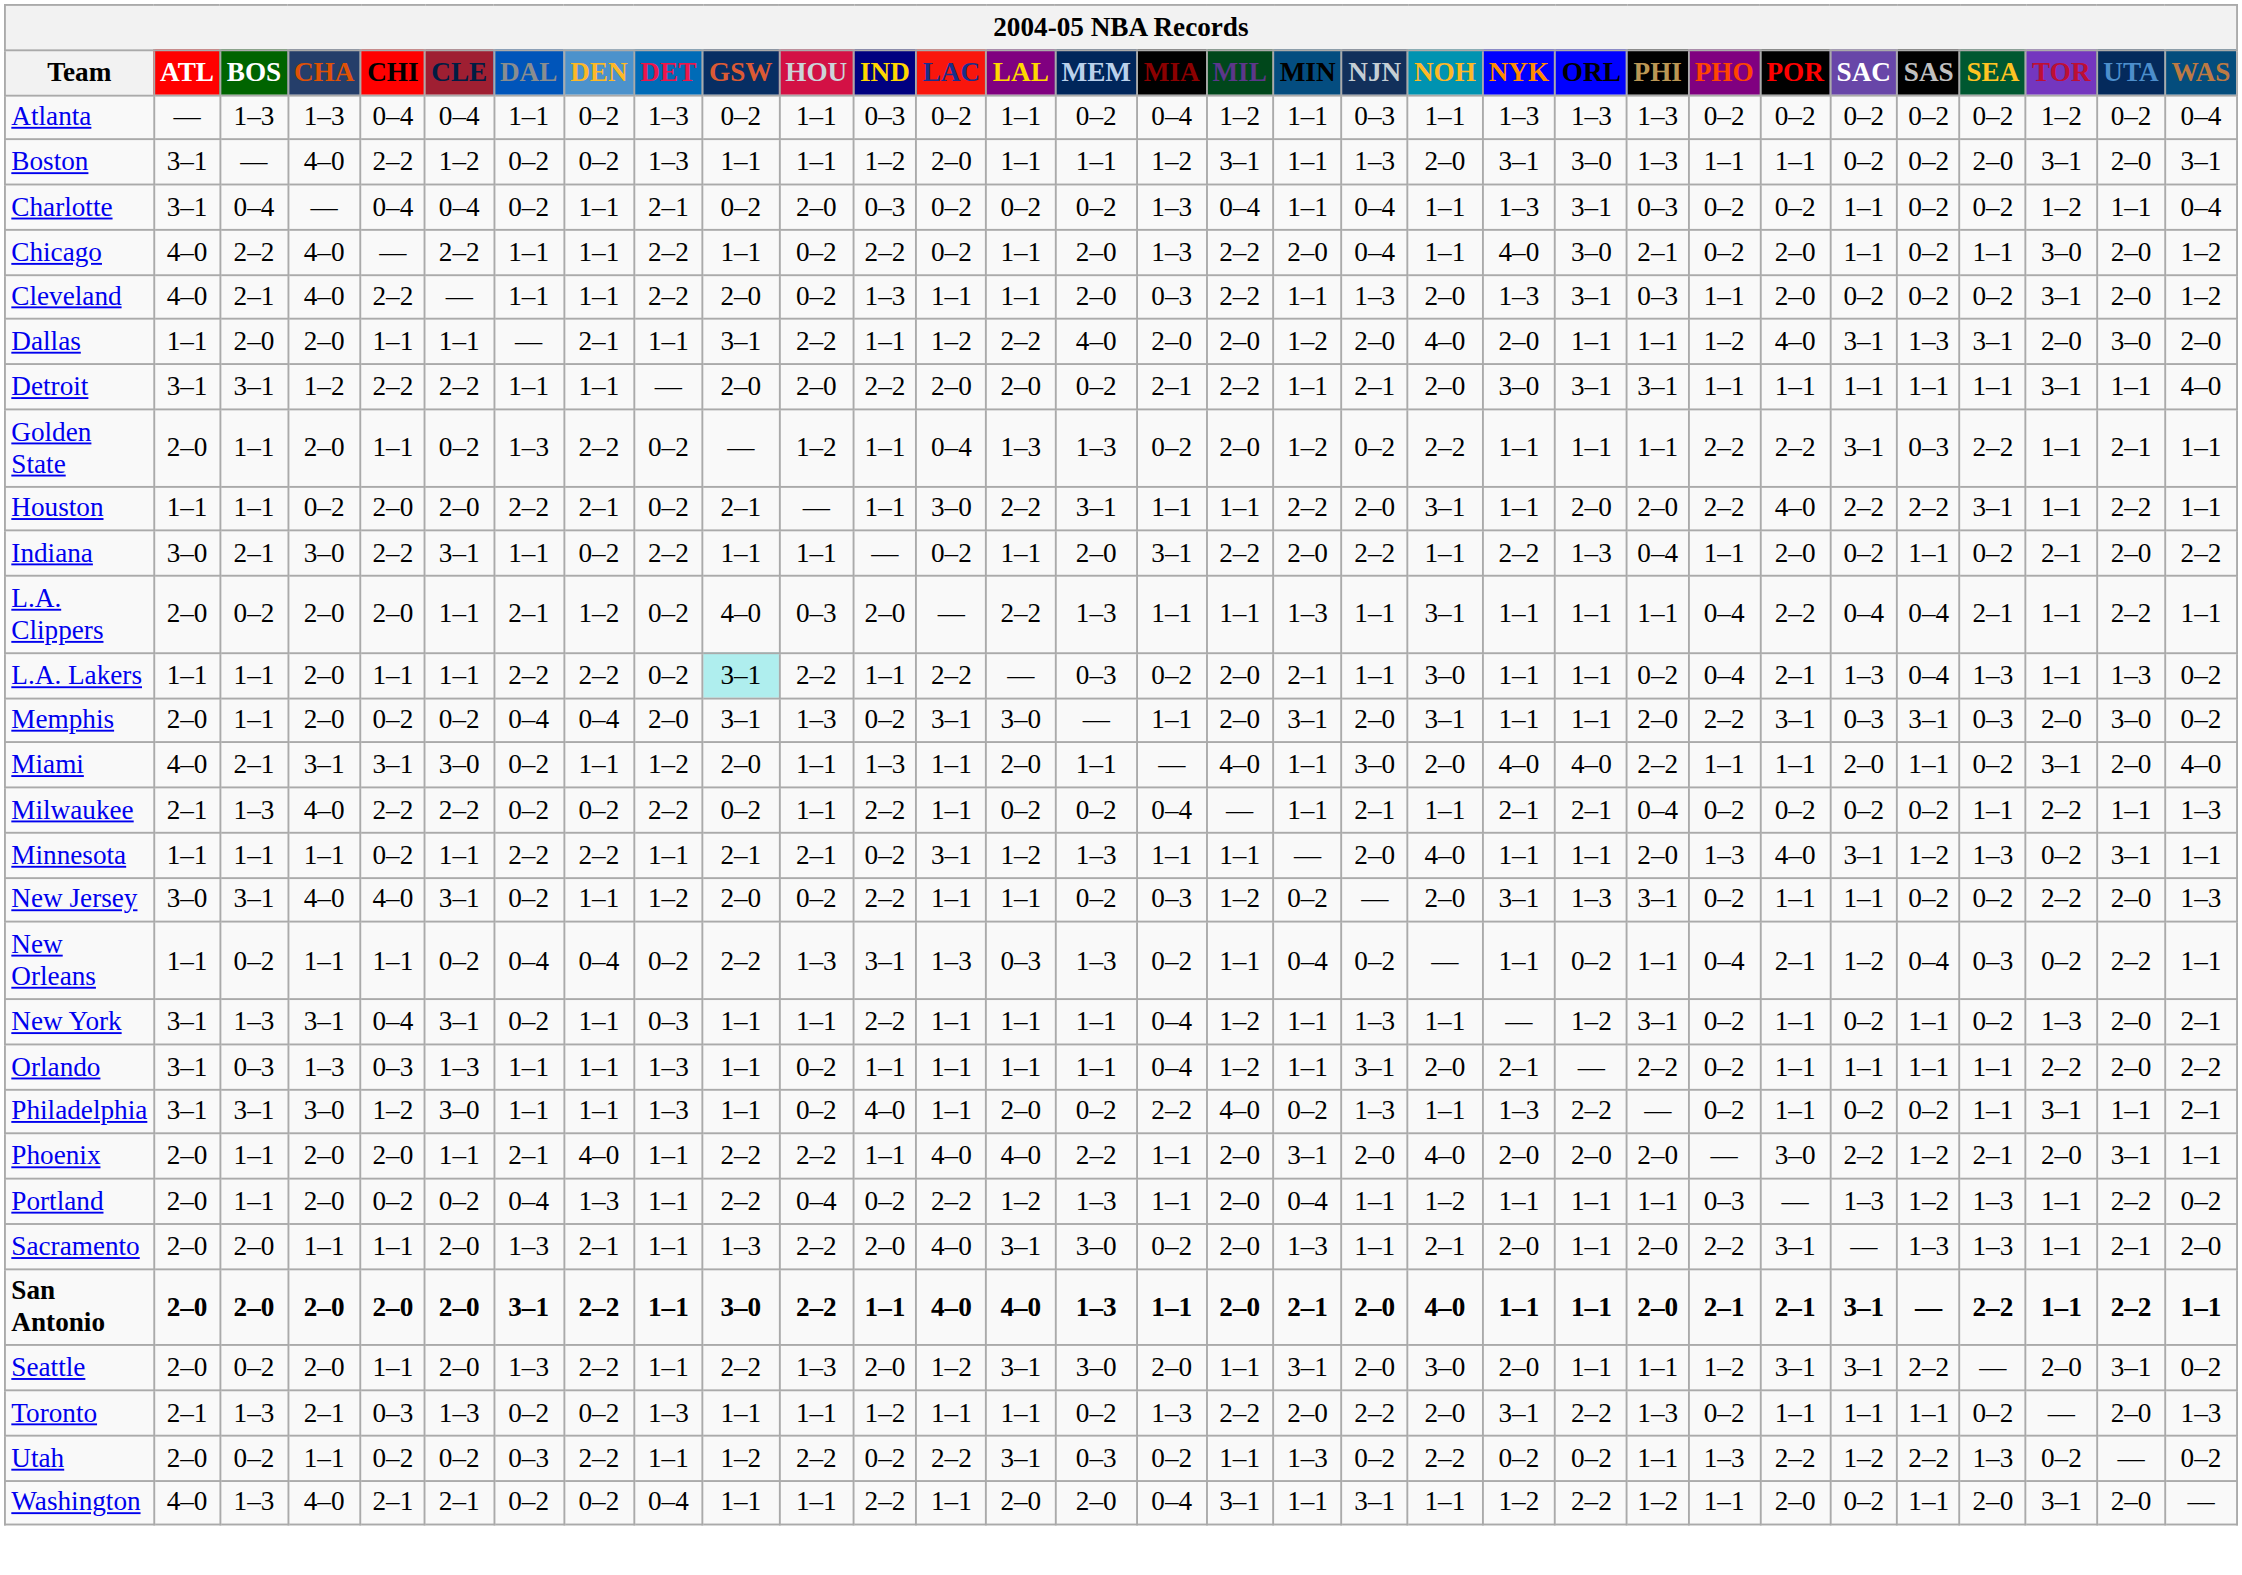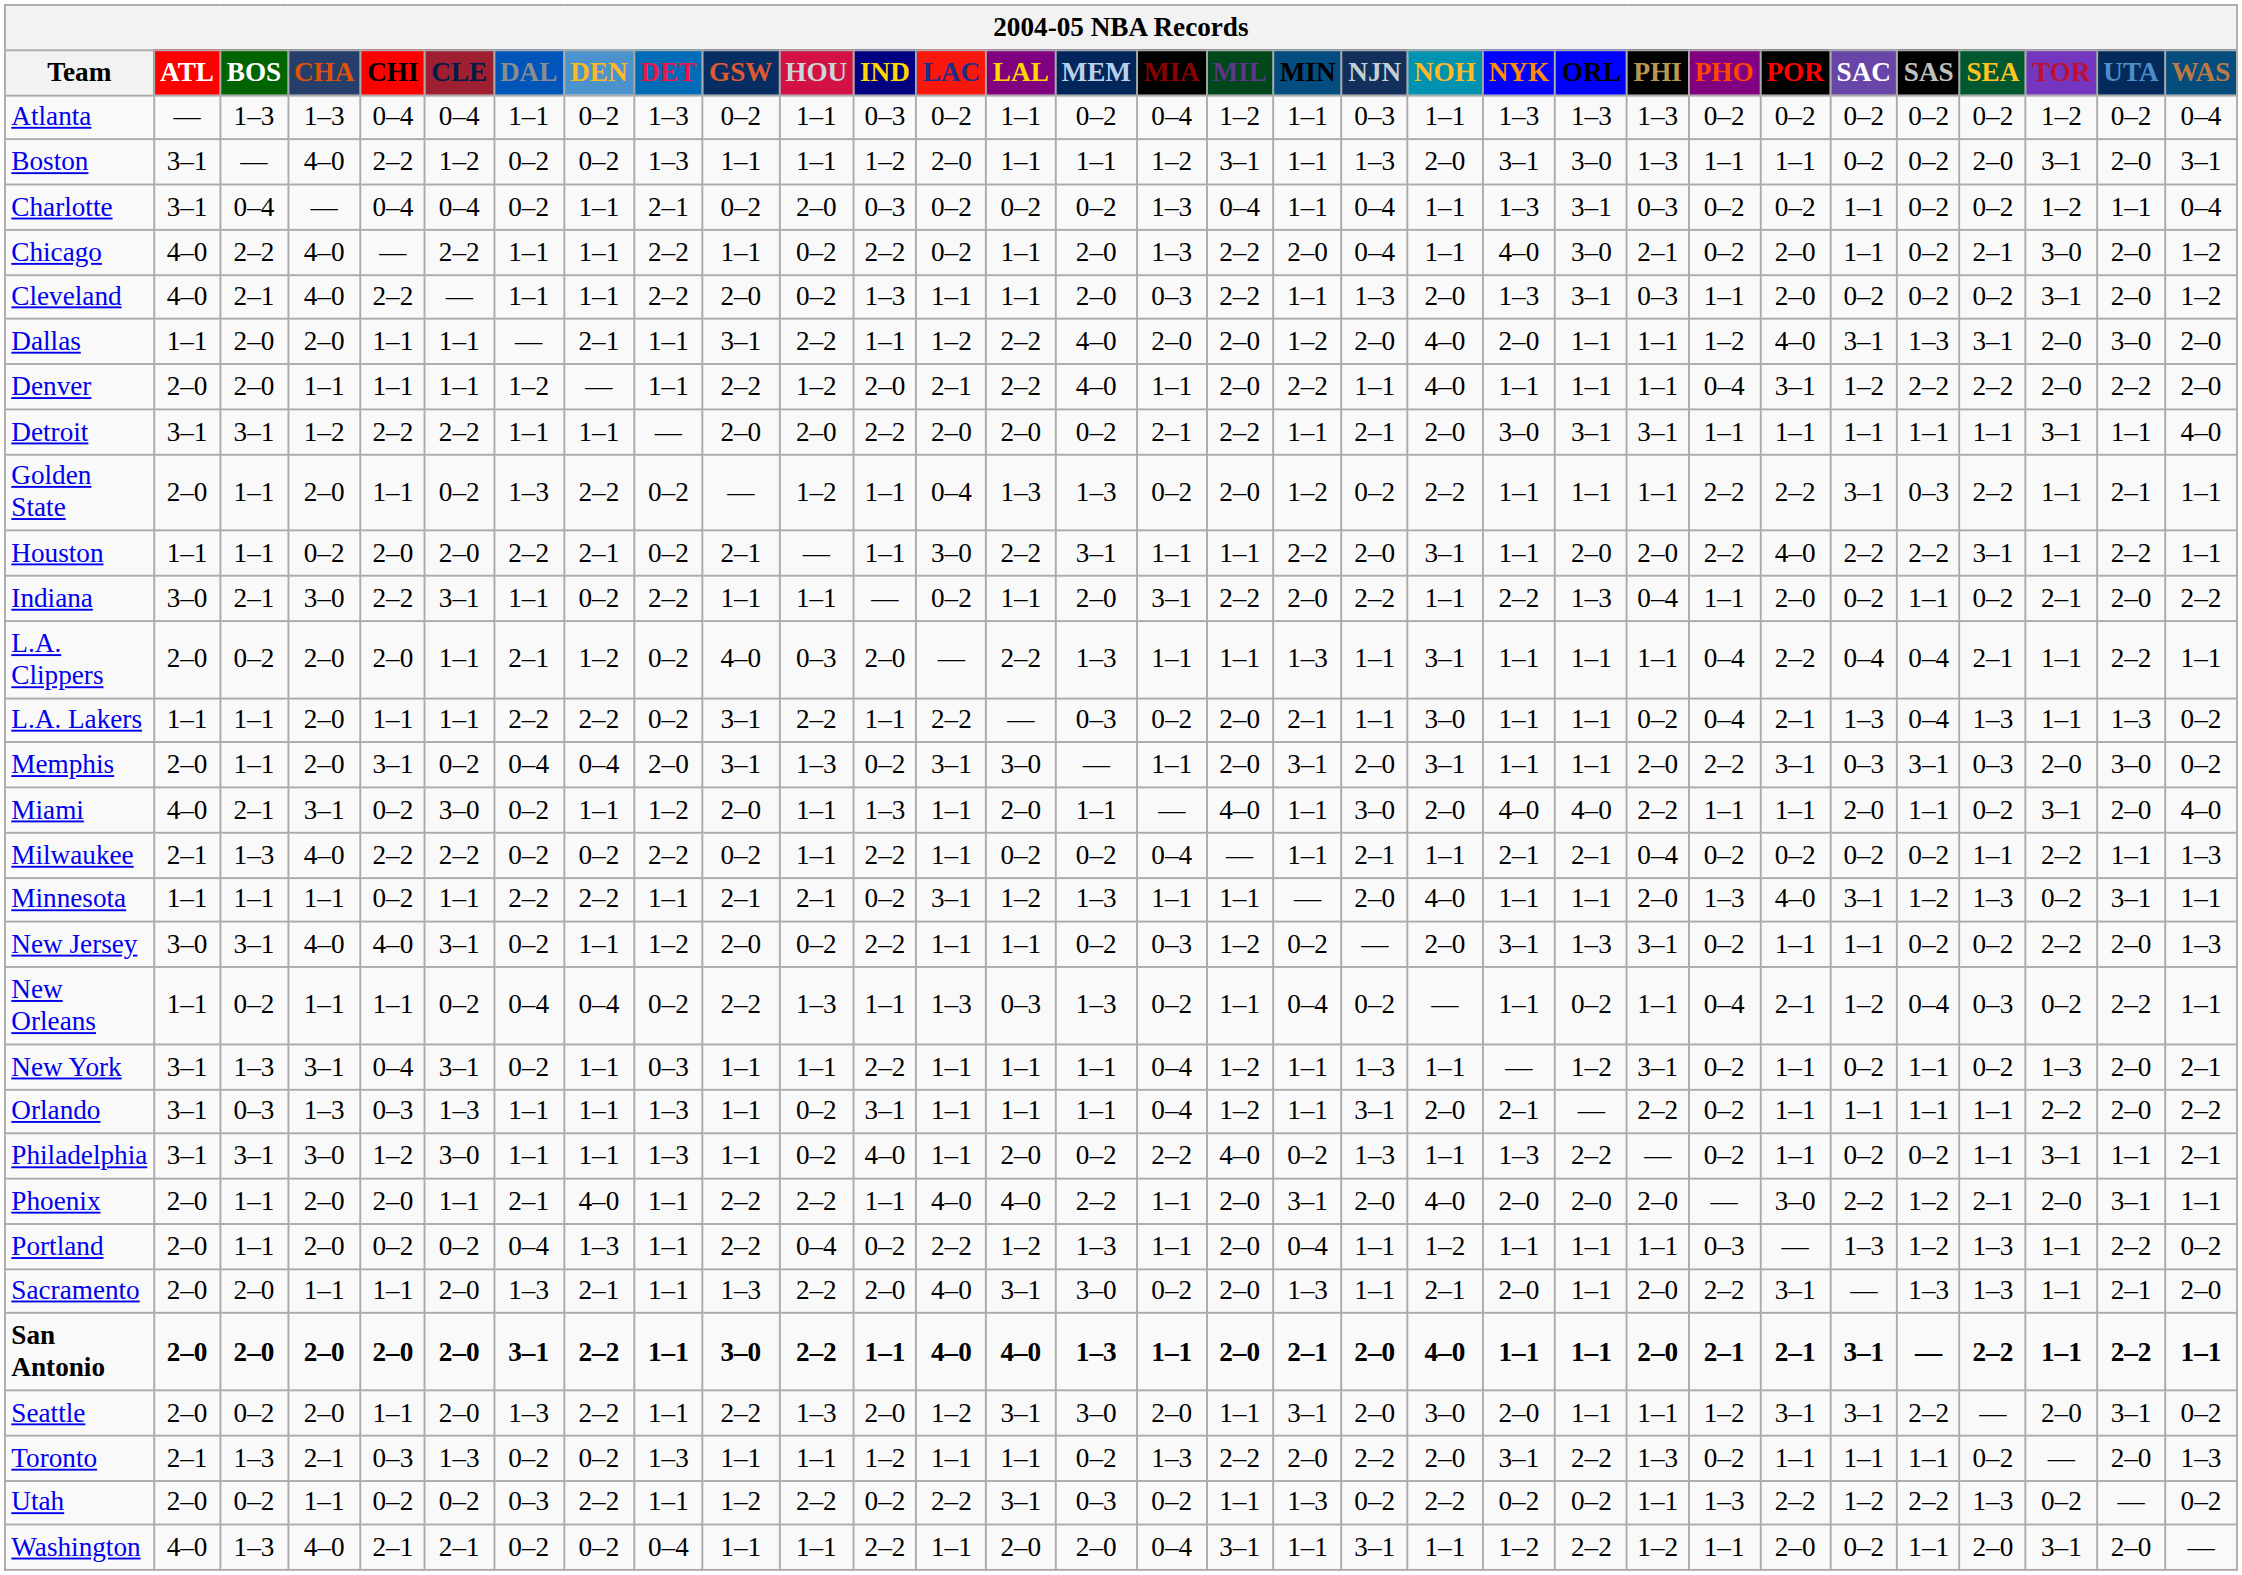(1993, 251) 1–1 -> (1993, 251) 2–1
+ row: (51, 386)
(741, 675) paleturquoise background -> (741, 720) no background
(393, 720) 0–2 -> (393, 764) 3–1
(393, 764) 3–1 -> (393, 809) 0–2
(885, 960) 3–1 -> (885, 1005) 1–1
(885, 1066) 1–1 -> (885, 1111) 3–1
